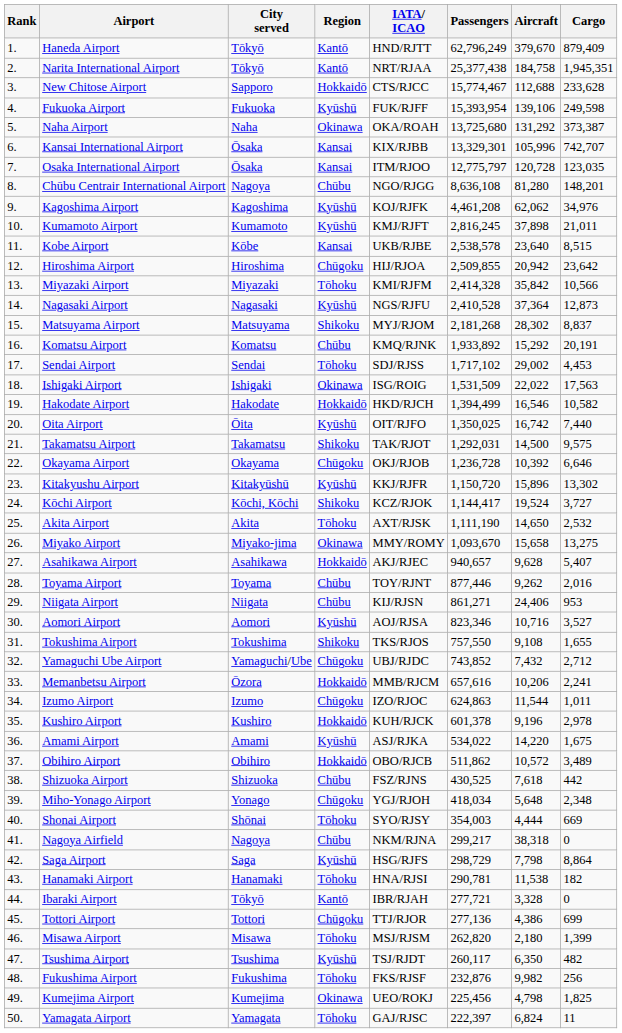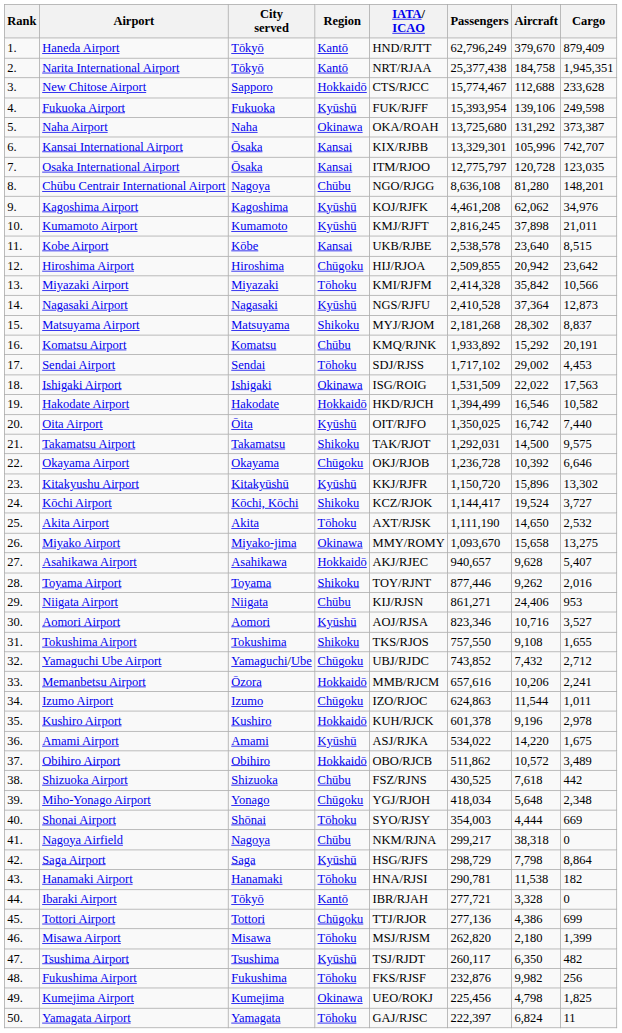(334, 582) Chūbu -> (338, 582) Shikoku
